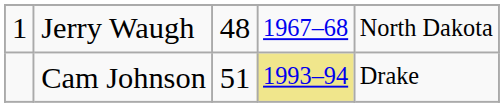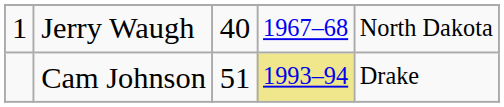(235, 28) 48 -> (235, 28) 40
